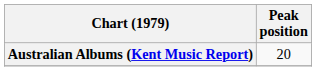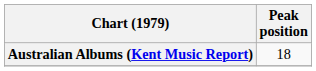(284, 54) 20 -> (284, 54) 18
